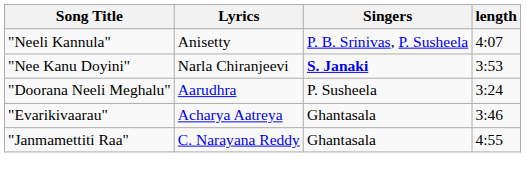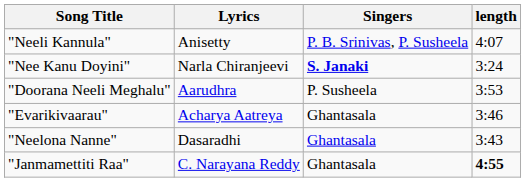(489, 66) 3:53 -> (489, 66) 3:24
(489, 90) 3:24 -> (489, 90) 3:53
+ row: (62, 139)
(489, 139) normal -> (490, 164) bold
